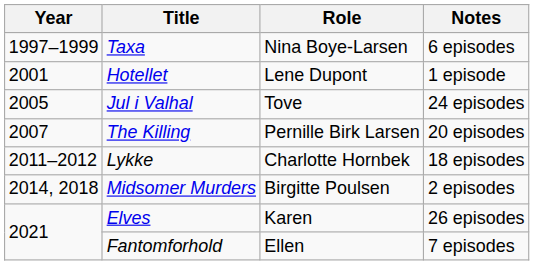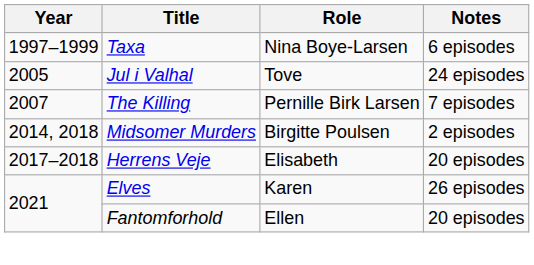- row: (137, 75)
(476, 132) 20 episodes -> (471, 103) 7 episodes
- row: (130, 160)
+ row: (159, 160)
(471, 246) 7 episodes -> (476, 217) 20 episodes
